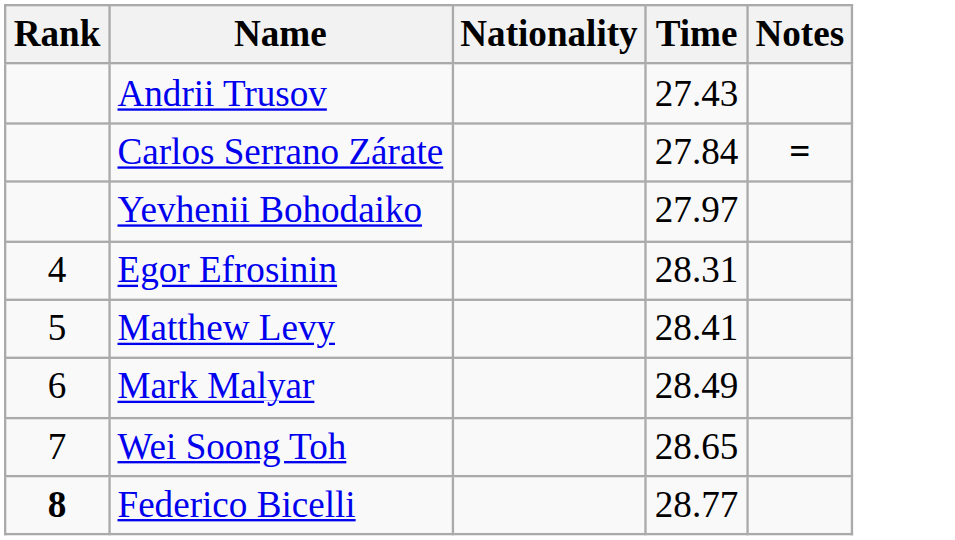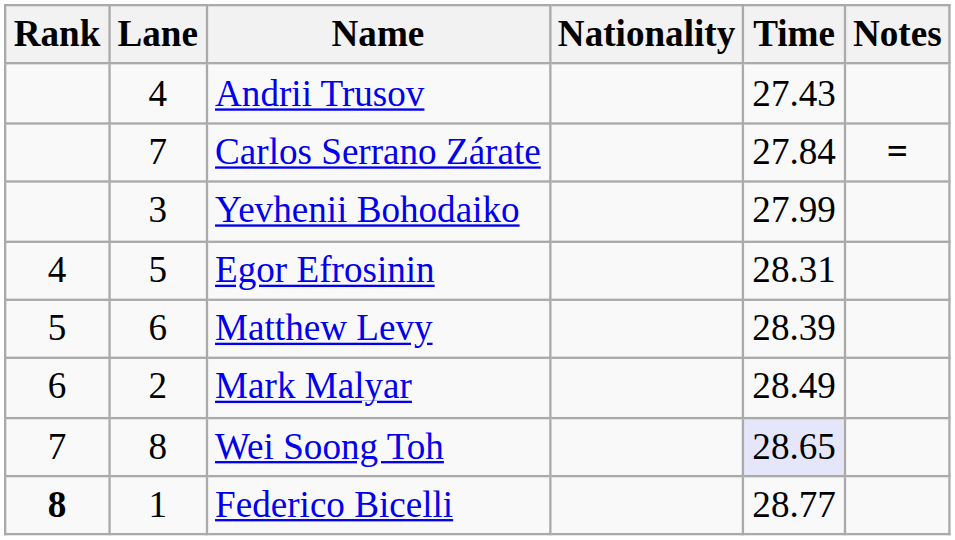+ column: (158, 33)
(697, 210) 27.97 -> (794, 210) 27.99
(697, 328) 28.41 -> (794, 328) 28.39
(697, 446) no background -> (794, 446) lavender background
